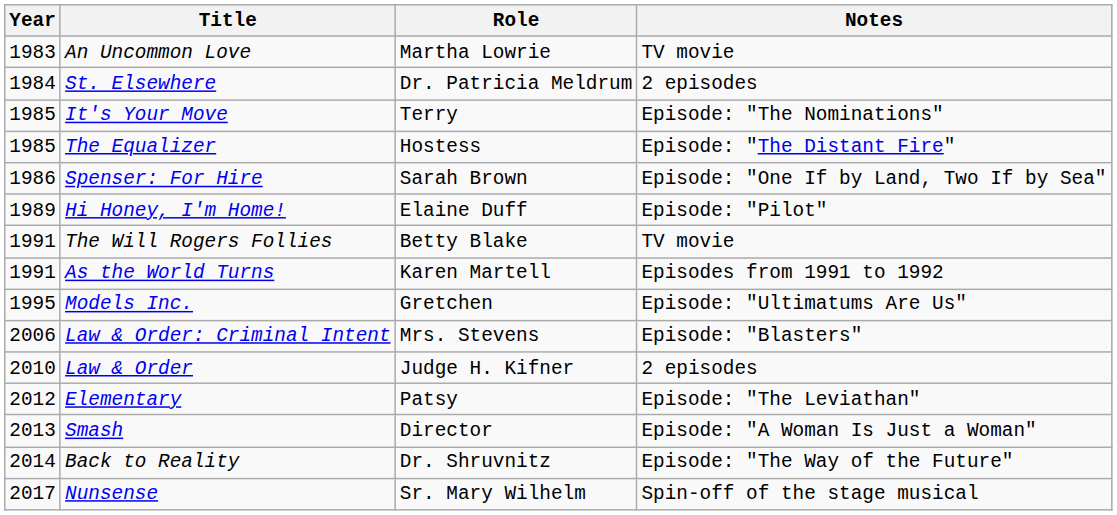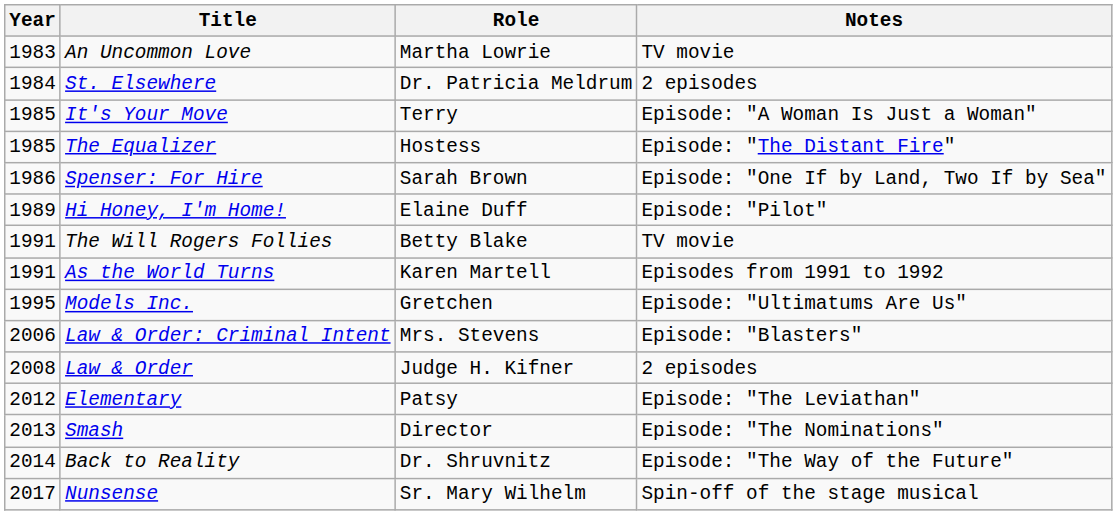(793, 115) Episode: "The Nominations" -> (839, 115) Episode: "A Woman Is Just a Woman"
(33, 368) 2010 -> (33, 368) 2008
(839, 431) Episode: "A Woman Is Just a Woman" -> (793, 431) Episode: "The Nominations"
